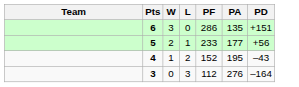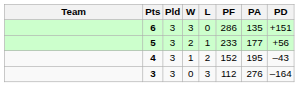+ column: (173, 12)
